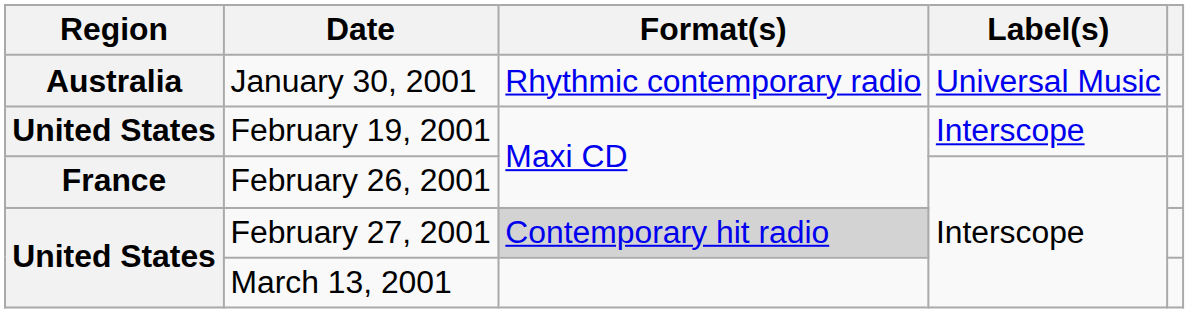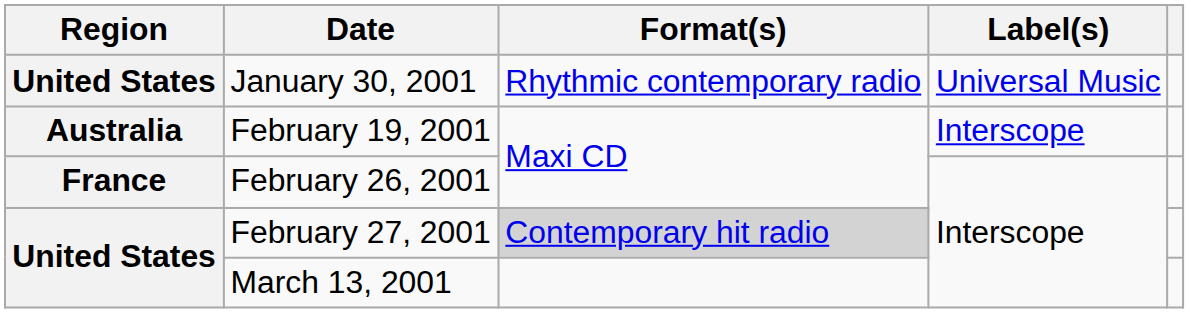(114, 80) Australia -> (114, 80) United States
(114, 130) United States -> (114, 130) Australia
